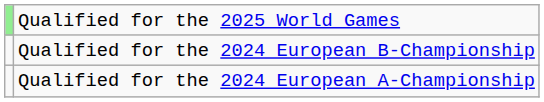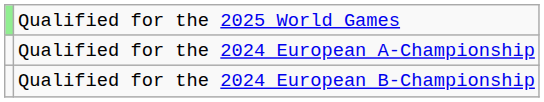rows swapped: (276, 81) <-> (276, 50)
